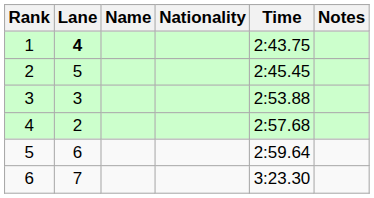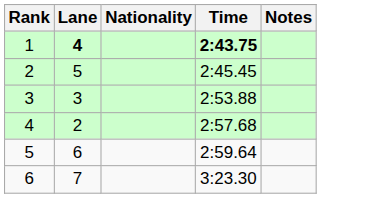- column: (128, 17)
(282, 44) normal -> (228, 44) bold
